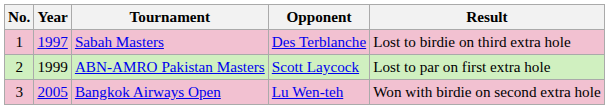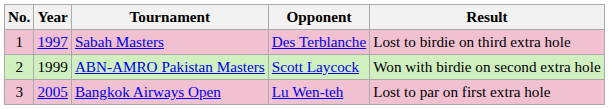(462, 67) Lost to par on first extra hole -> (487, 67) Won with birdie on second extra hole
(487, 92) Won with birdie on second extra hole -> (462, 92) Lost to par on first extra hole
